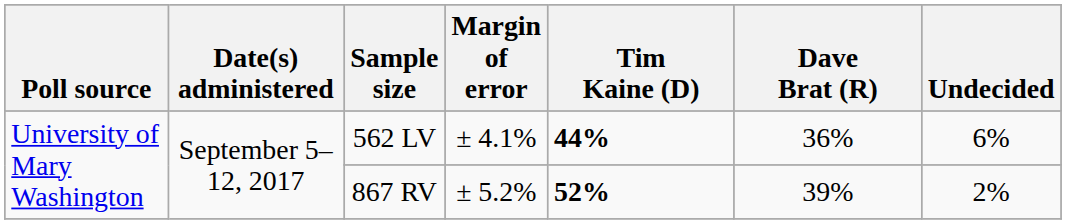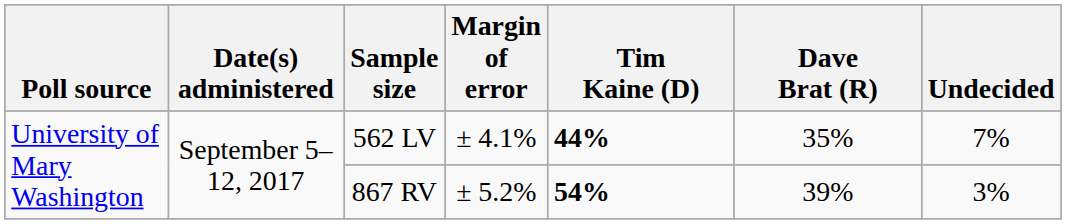(828, 137) 36% -> (828, 137) 35%
(991, 137) 6% -> (991, 137) 7%
(582, 191) 52% -> (582, 191) 54%
(991, 191) 2% -> (991, 191) 3%
